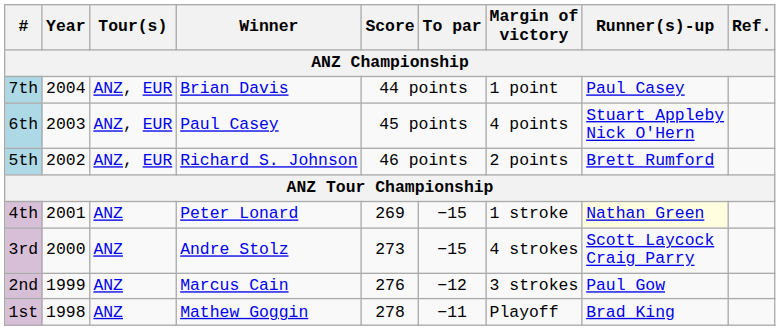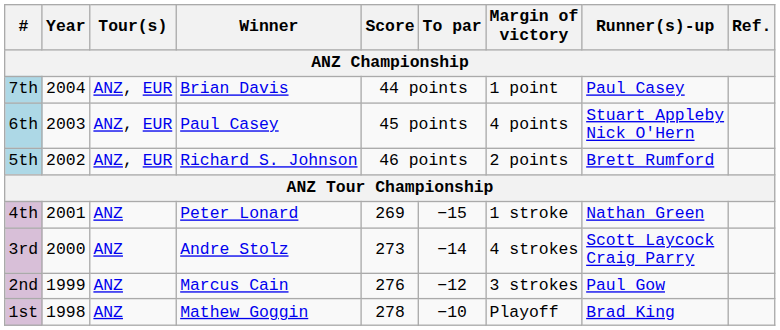(645, 215) lightyellow background -> (645, 215) no background
(452, 250) −15 -> (452, 250) −14
(452, 313) −11 -> (452, 313) −10
